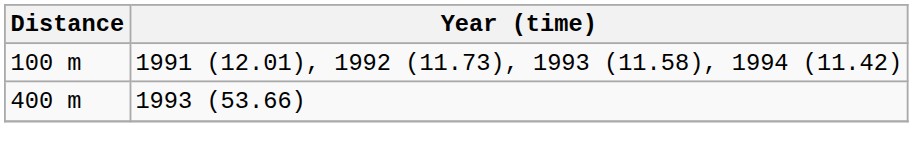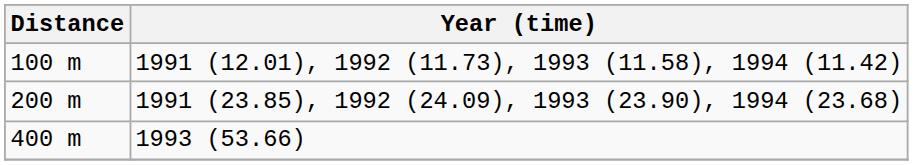+ row: (46, 101)
